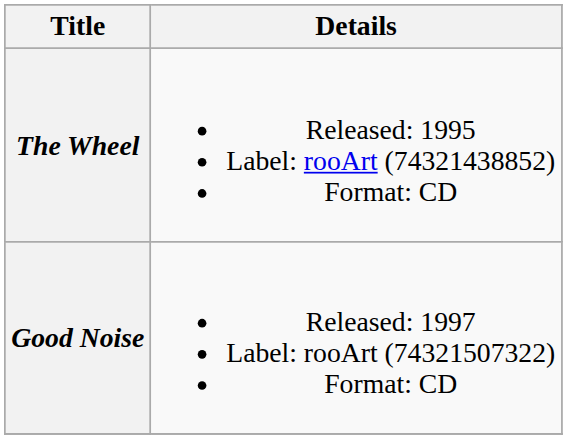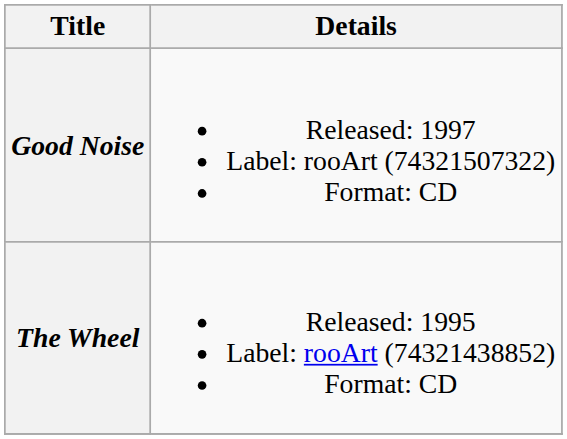rows swapped: (78, 144) <-> (78, 337)
